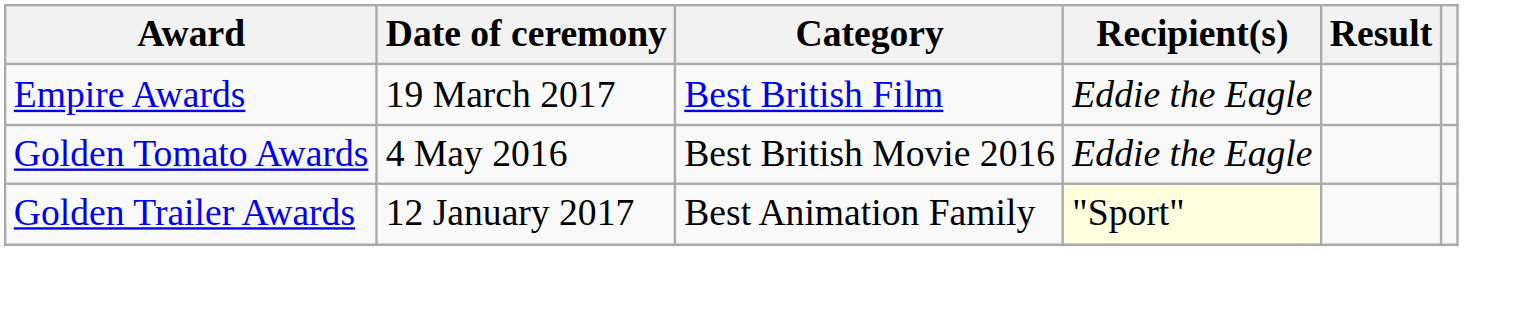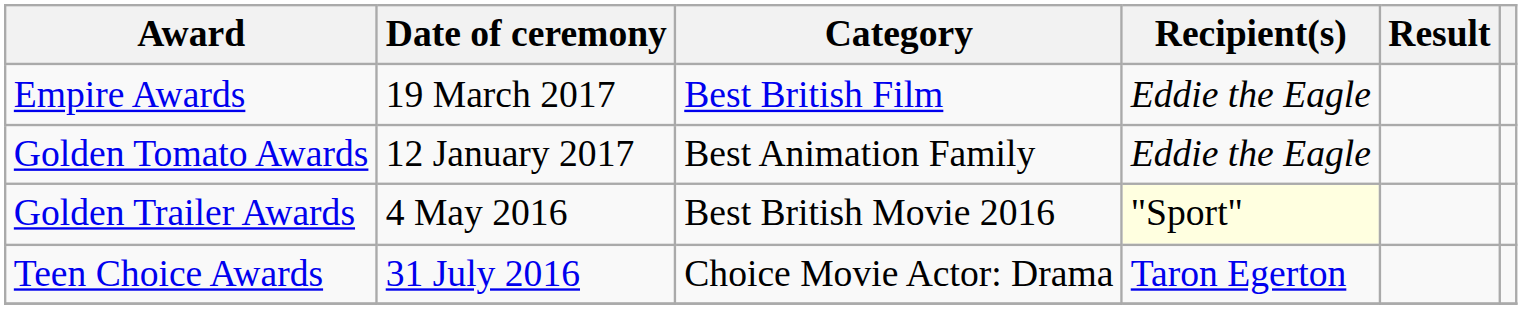(477, 153) 4 May 2016 -> (510, 153) 12 January 2017
(870, 153) Best British Movie 2016 -> (860, 153) Best Animation Family
(510, 213) 12 January 2017 -> (477, 213) 4 May 2016
(860, 213) Best Animation Family -> (870, 213) Best British Movie 2016
+ row: (168, 272)
